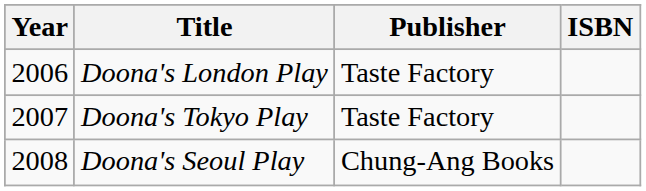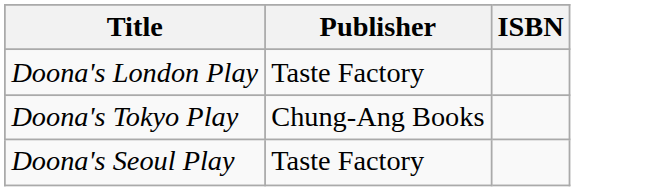- column: (40, 26)
(417, 116) Taste Factory -> (378, 116) Chung-Ang Books
(448, 161) Chung-Ang Books -> (348, 161) Taste Factory
